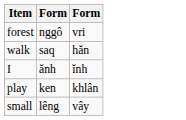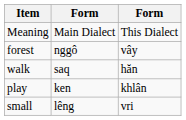+ row: (28, 32)
(79, 32) vri -> (129, 50) vây
- row: (9, 69)
(81, 106) vây -> (127, 106) vri
